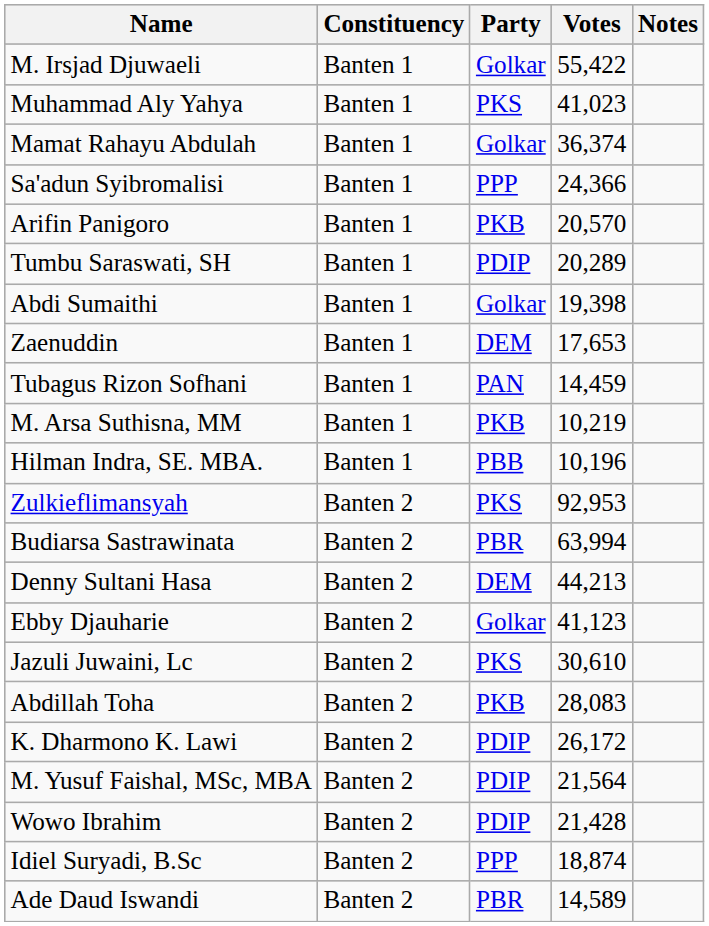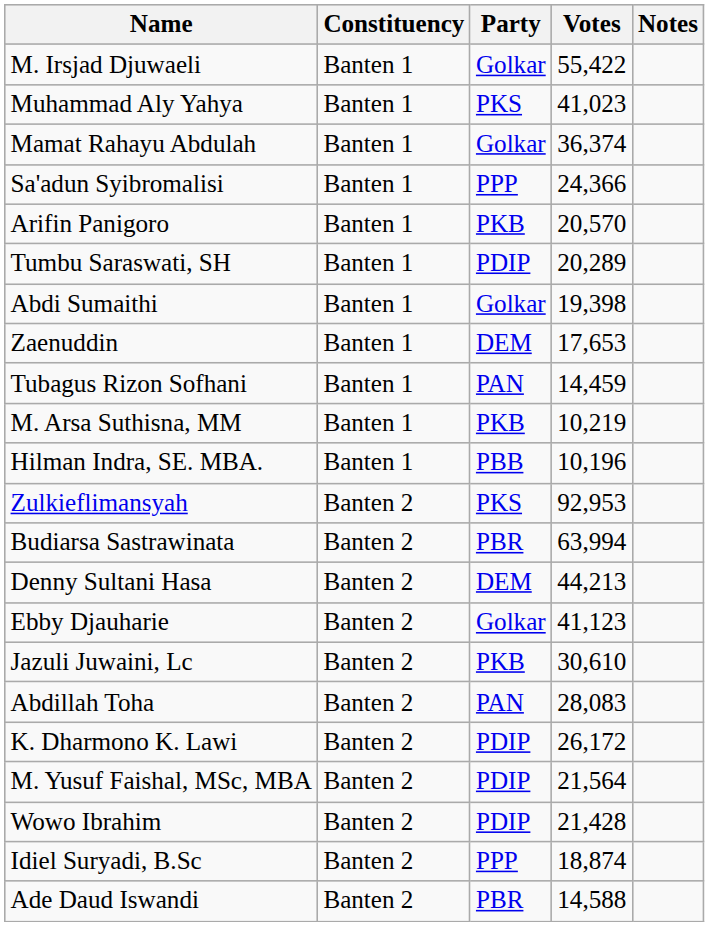(499, 661) PKS -> (500, 661) PKB
(500, 701) PKB -> (500, 701) PAN
(592, 900) 14,589 -> (592, 900) 14,588
